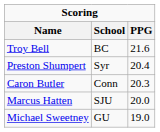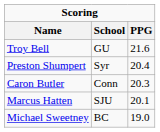(101, 48) BC -> (102, 48) GU
(140, 100) 20.0 -> (140, 100) 20.1
(102, 118) GU -> (101, 118) BC
